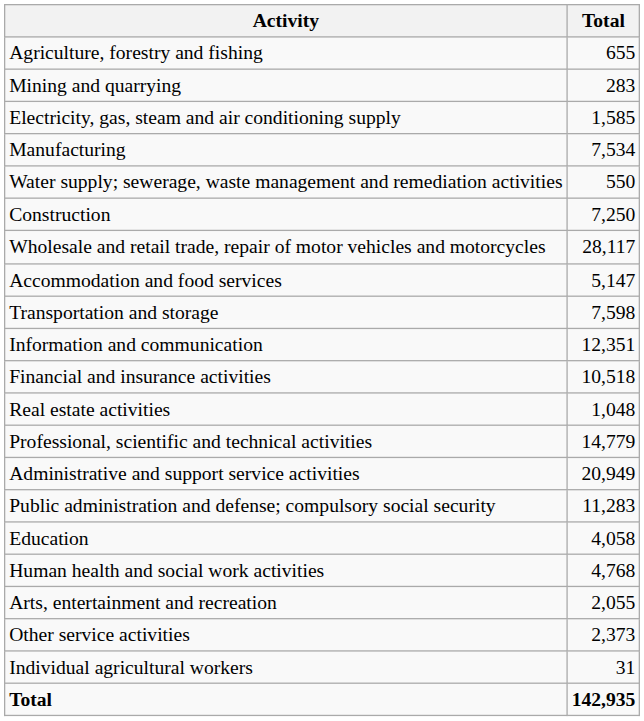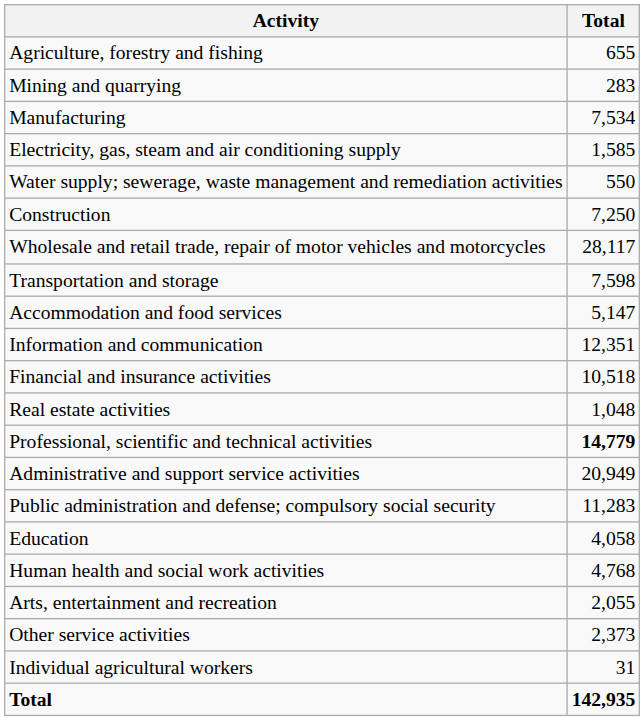rows swapped: (67, 150) <-> (205, 117)
rows swapped: (114, 311) <-> (145, 279)
(608, 441) normal -> (608, 441) bold
